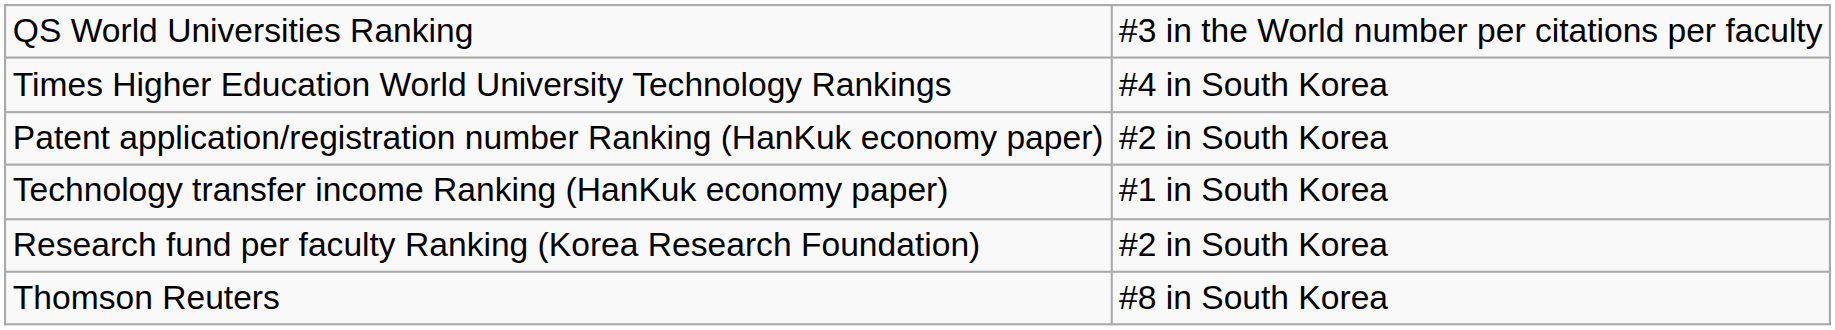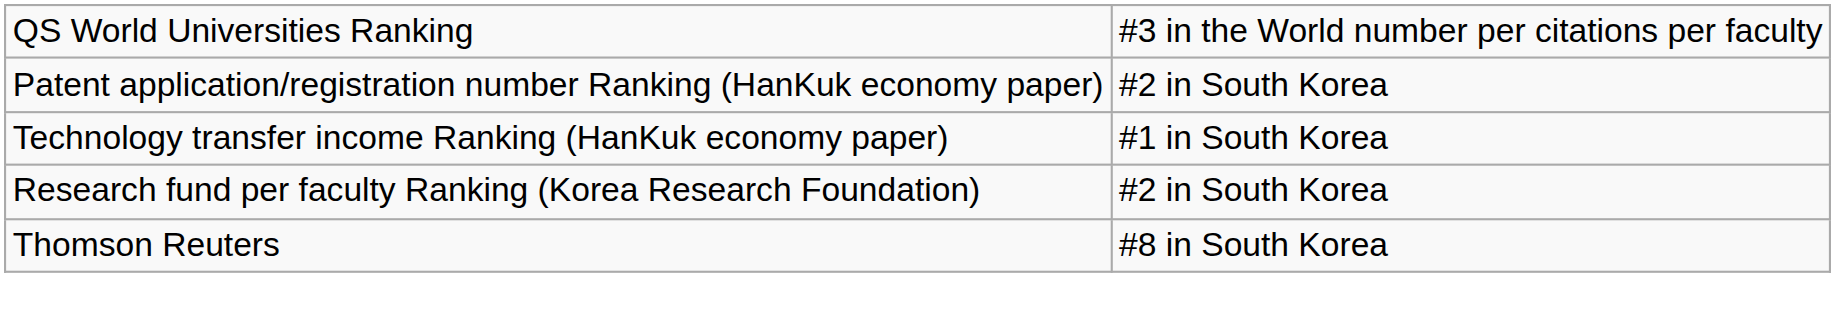- row: (482, 84)
